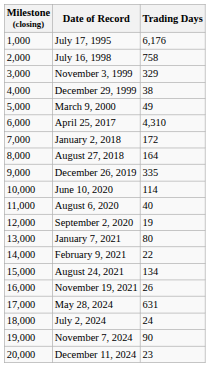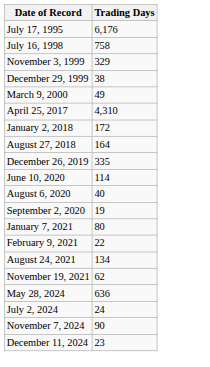- column: (28, 18)
(148, 288) 26 -> (100, 276) 62
(150, 304) 631 -> (102, 293) 636
